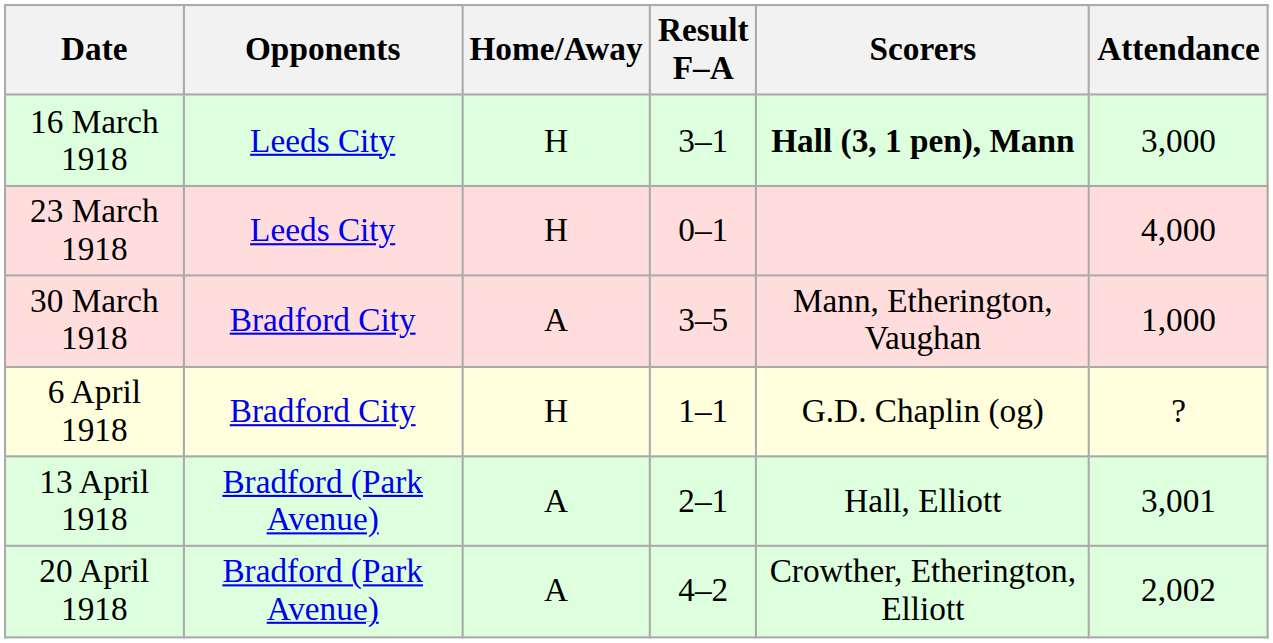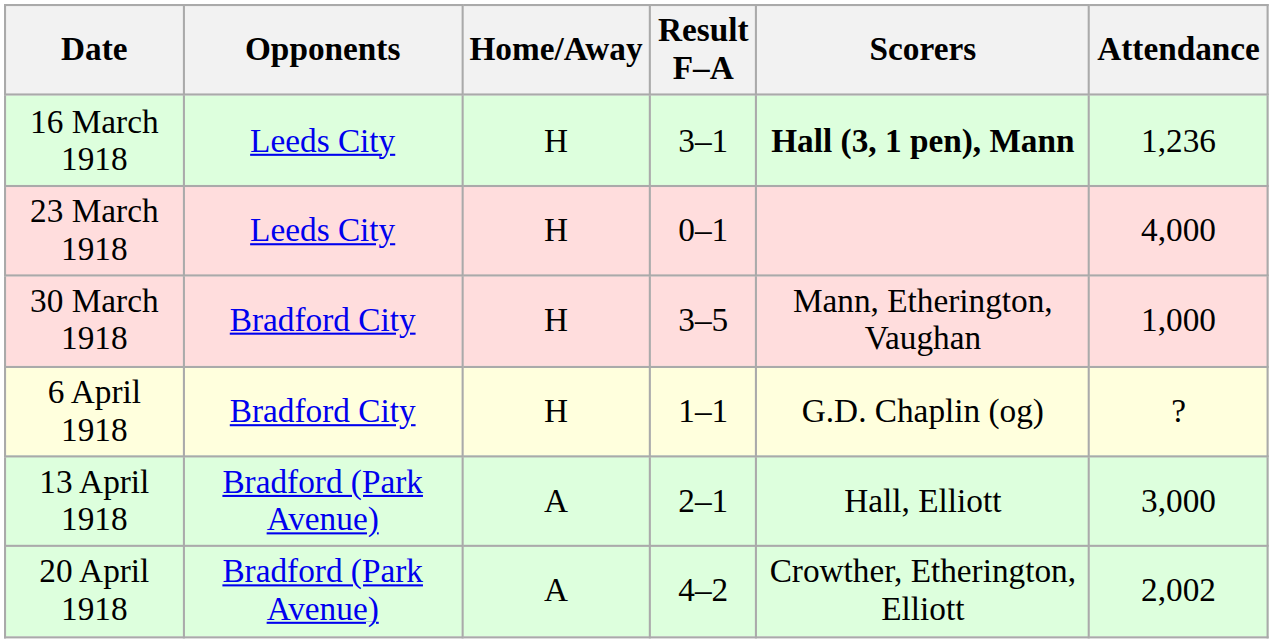(1179, 139) 3,000 -> (1179, 139) 1,236
(556, 320) A -> (556, 320) H
(1179, 500) 3,001 -> (1179, 500) 3,000
